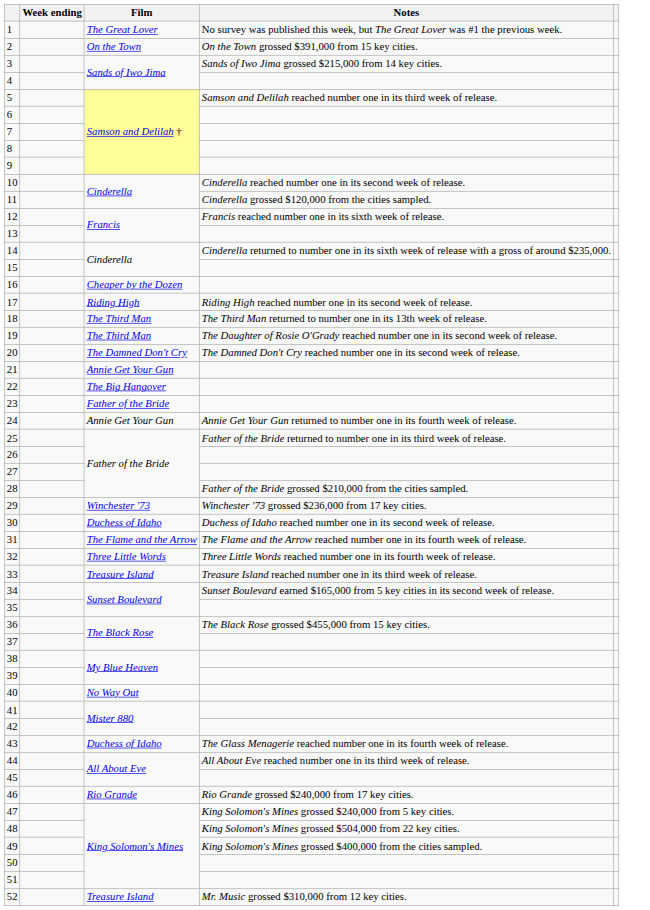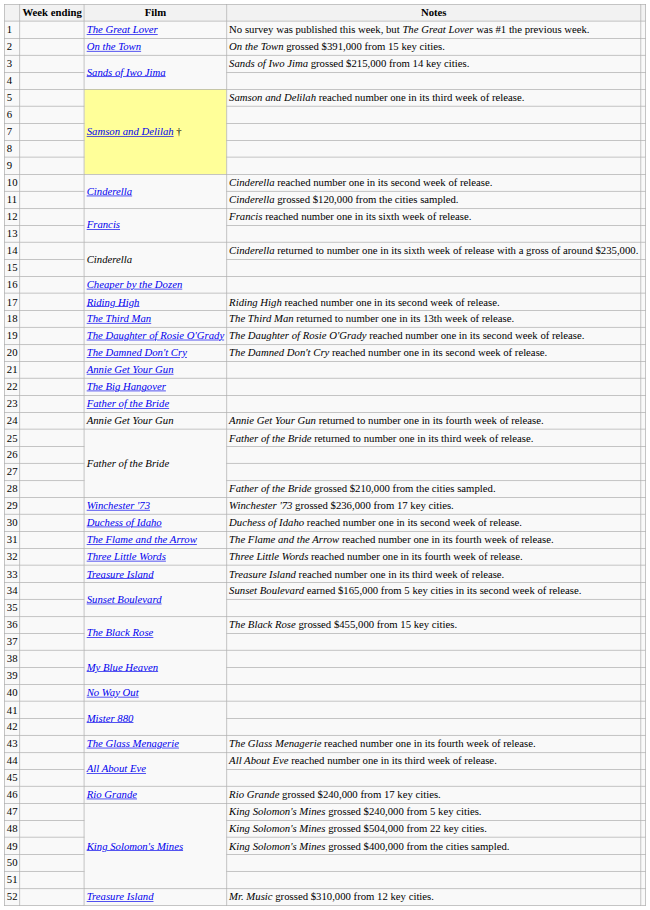(119, 336) The Third Man -> (155, 336) The Daughter of Rosie O'Grady
(124, 744) Duchess of Idaho -> (133, 744) The Glass Menagerie
